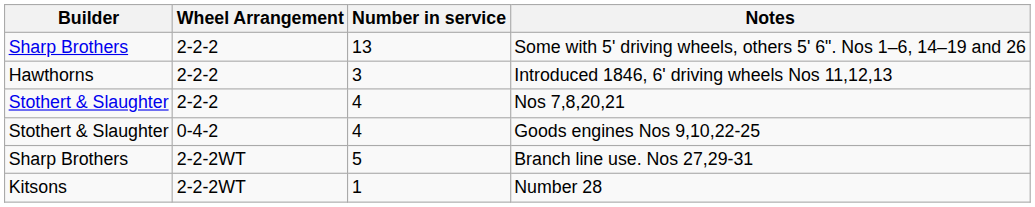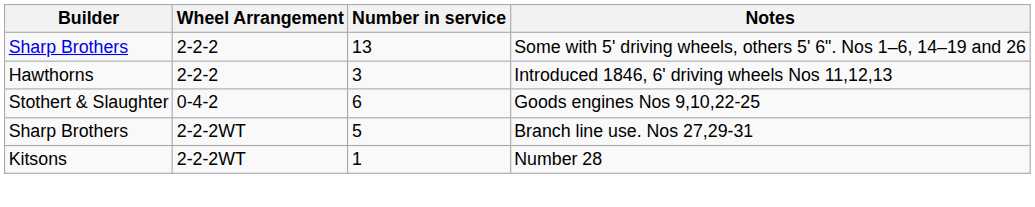- row: (570, 103)
(357, 131) 4 -> (357, 103) 6
